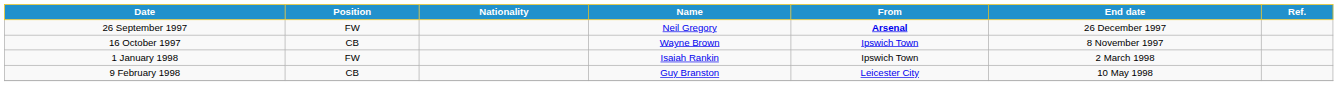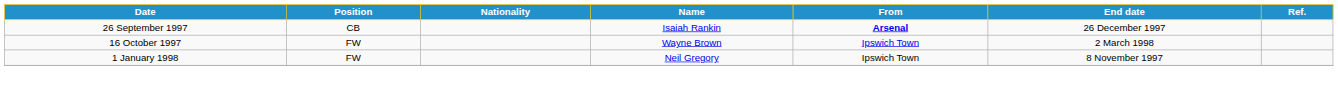(352, 28) FW -> (353, 28) CB
(690, 28) Neil Gregory -> (692, 28) Isaiah Rankin
(352, 43) CB -> (353, 43) FW
(1125, 43) 8 November 1997 -> (1124, 43) 2 March 1998
(690, 58) Isaiah Rankin -> (692, 58) Neil Gregory
(1125, 58) 2 March 1998 -> (1124, 58) 8 November 1997
- row: (145, 73)
